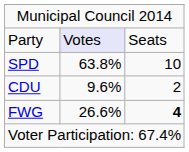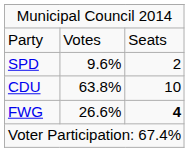(82, 40) lavender background -> (82, 40) no background
(100, 64) 63.8% -> (104, 64) 9.6%
(173, 64) 10 -> (177, 64) 2
(104, 87) 9.6% -> (100, 87) 63.8%
(177, 87) 2 -> (173, 87) 10
